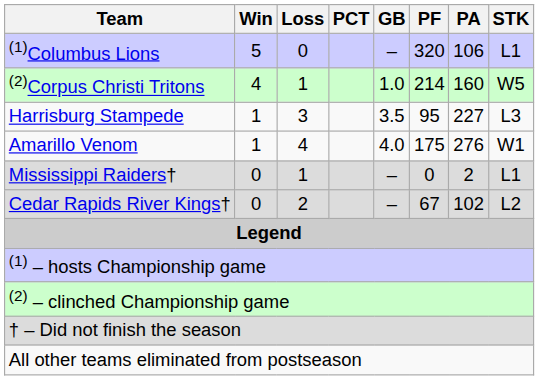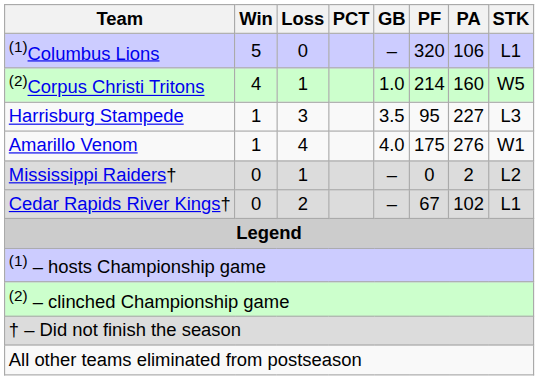(511, 174) L1 -> (511, 174) L2
(511, 204) L2 -> (511, 204) L1
